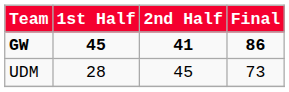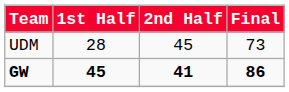rows swapped: (24, 72) <-> (19, 46)
